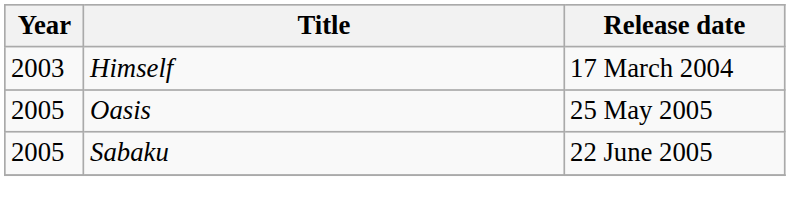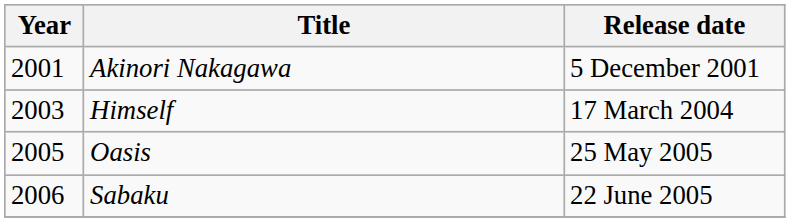+ row: (191, 68)
(38, 152) 2005 -> (38, 195) 2006
